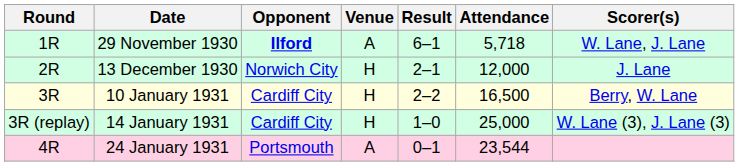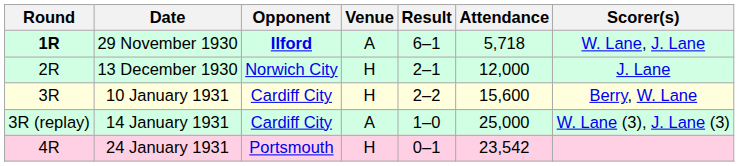(49, 43) normal -> (49, 43) bold
(504, 95) 16,500 -> (504, 95) 15,600
(370, 122) H -> (370, 122) A
(370, 148) A -> (370, 148) H
(504, 148) 23,544 -> (504, 148) 23,542
